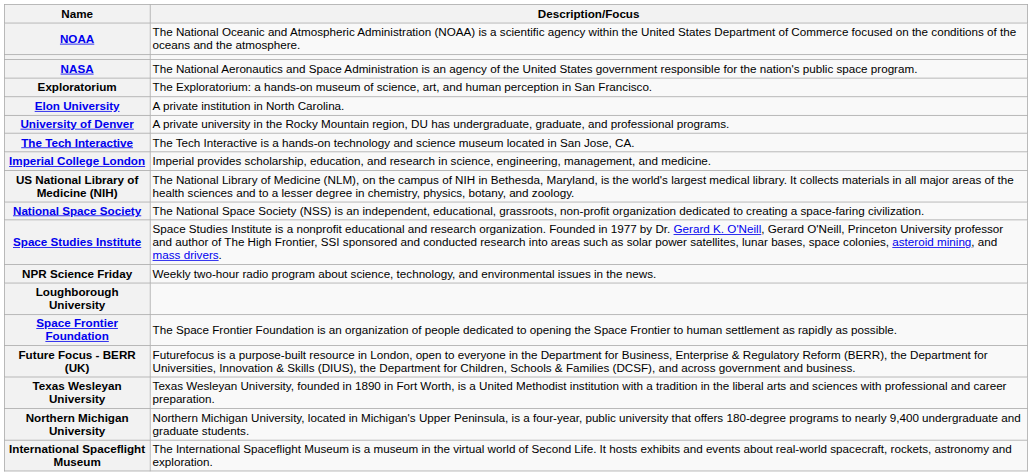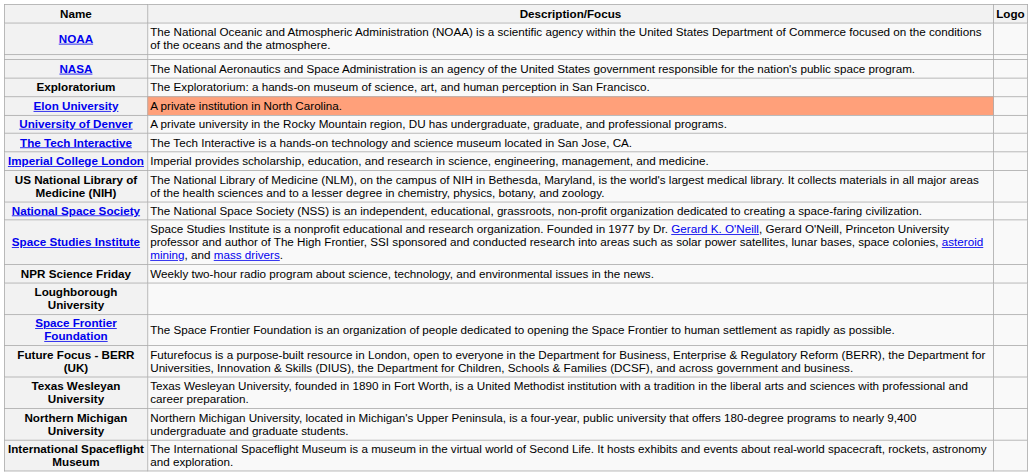+ column: (1010, 14)
(248, 106) no background -> (246, 106) lightsalmon background
